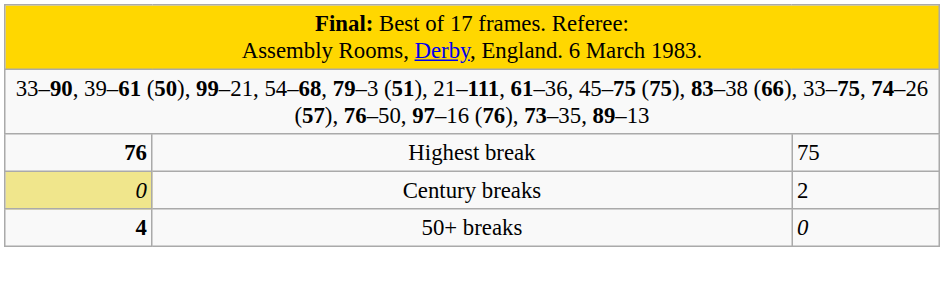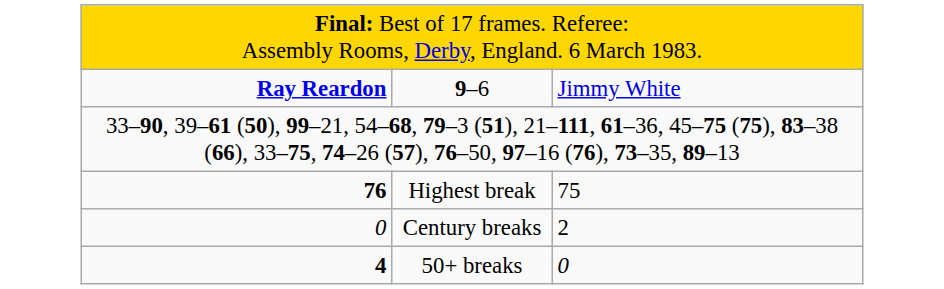+ row: (472, 88)
(141, 190) khaki background -> (381, 227) no background
